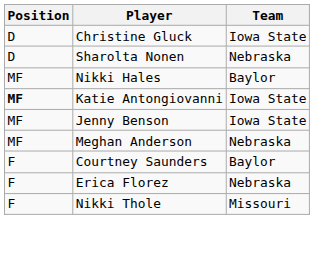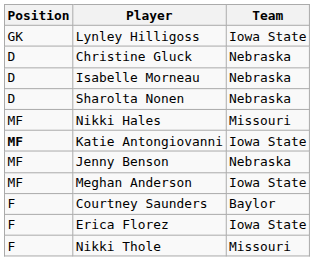+ row: (138, 36)
(268, 36) Iowa State -> (260, 57) Nebraska
+ row: (138, 78)
(252, 78) Baylor -> (260, 120) Missouri
(268, 120) Iowa State -> (260, 162) Nebraska
(260, 141) Nebraska -> (268, 183) Iowa State
(260, 183) Nebraska -> (268, 225) Iowa State
